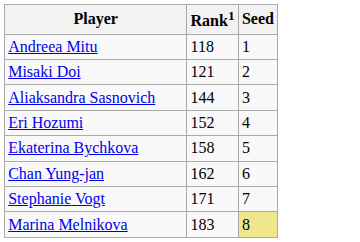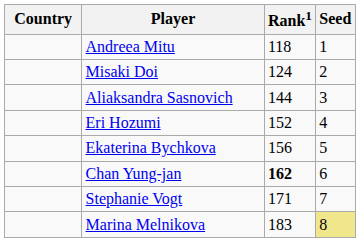+ column: (43, 19)
(203, 72) 121 -> (280, 72) 124
(203, 148) 158 -> (280, 148) 156
(203, 173) normal -> (280, 173) bold
